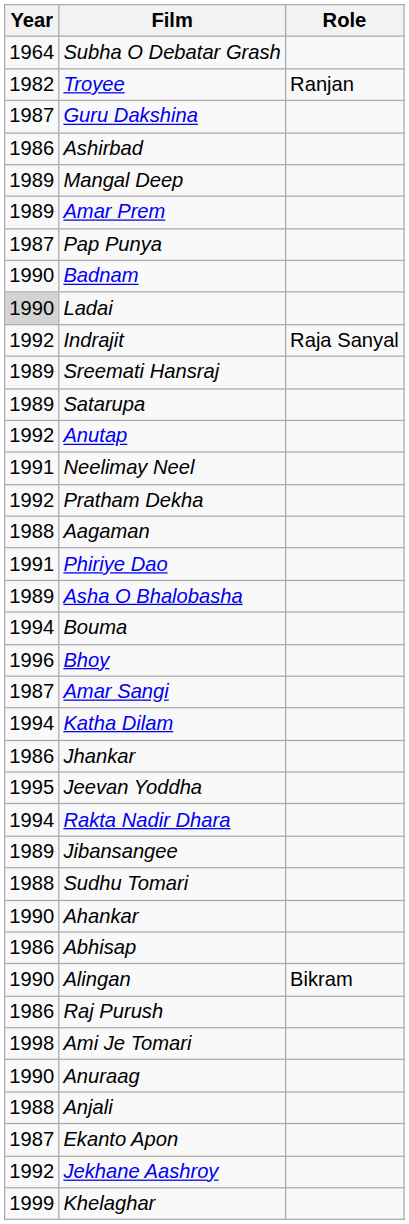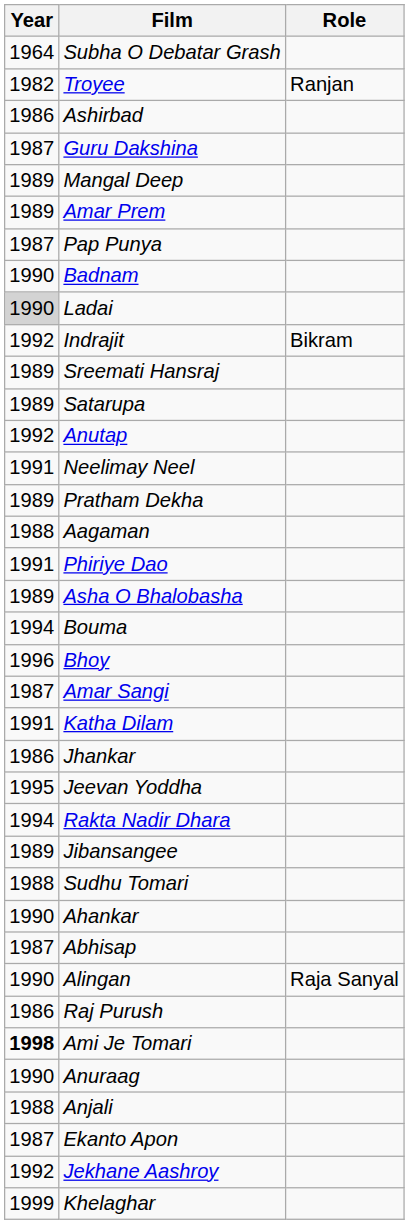rows swapped: (131, 116) <-> (103, 148)
(344, 340) Raja Sanyal -> (321, 340) Bikram
(32, 500) 1992 -> (32, 500) 1989
(32, 723) 1994 -> (32, 723) 1991
(32, 947) 1986 -> (32, 947) 1987
(321, 979) Bikram -> (344, 979) Raja Sanyal
(32, 1043) normal -> (32, 1043) bold
